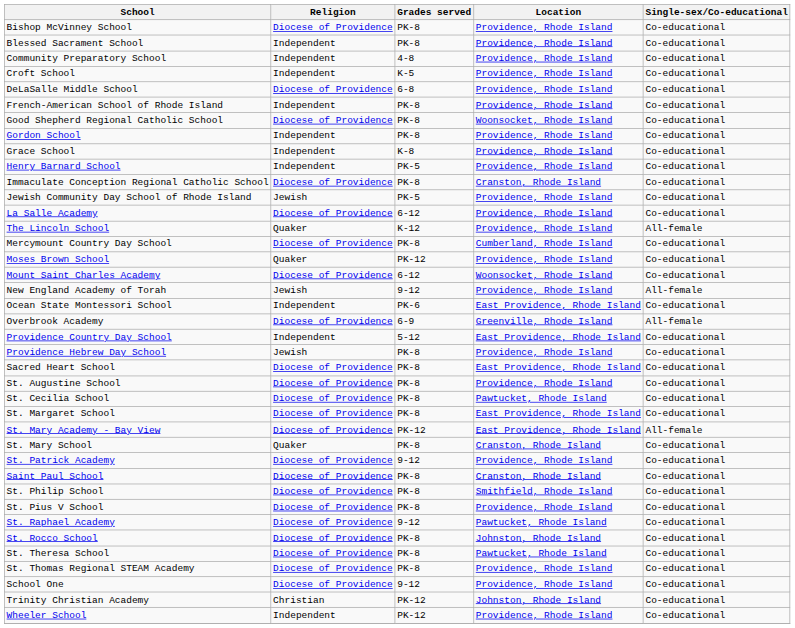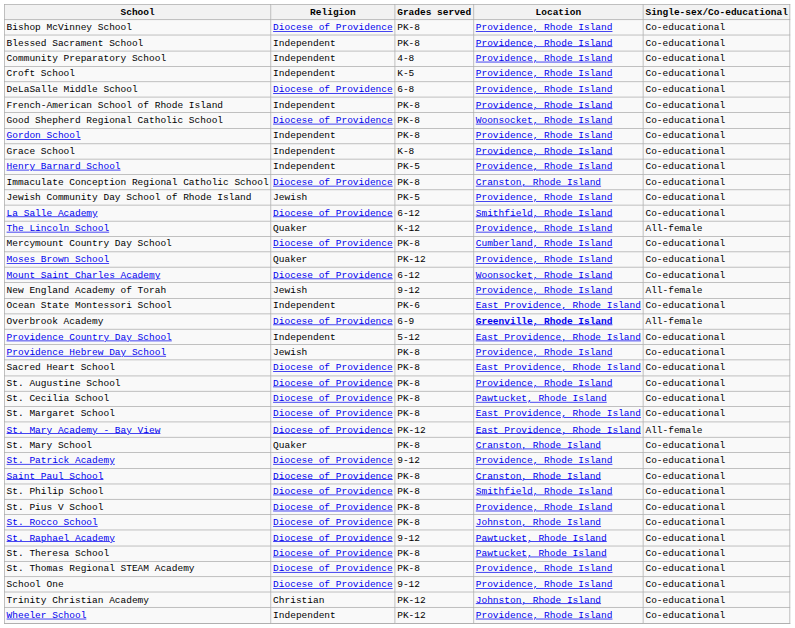(544, 213) Providence, Rhode Island -> (544, 213) Smithfield, Rhode Island
(544, 321) normal -> (544, 321) bold
rows swapped: (52, 538) <-> (61, 523)
